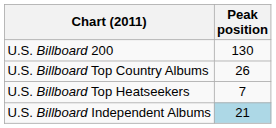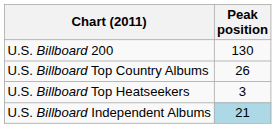(242, 92) 7 -> (242, 92) 3
